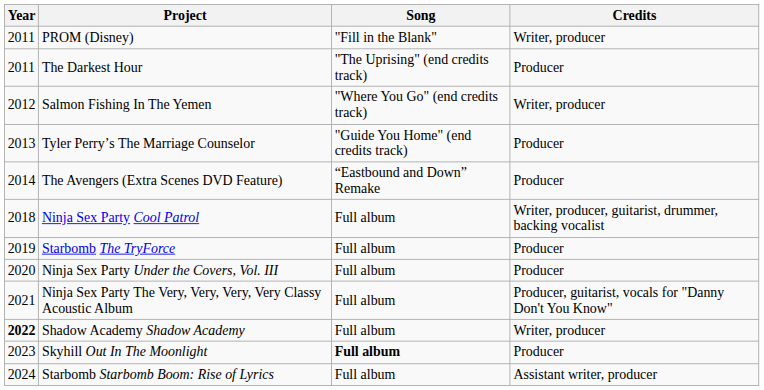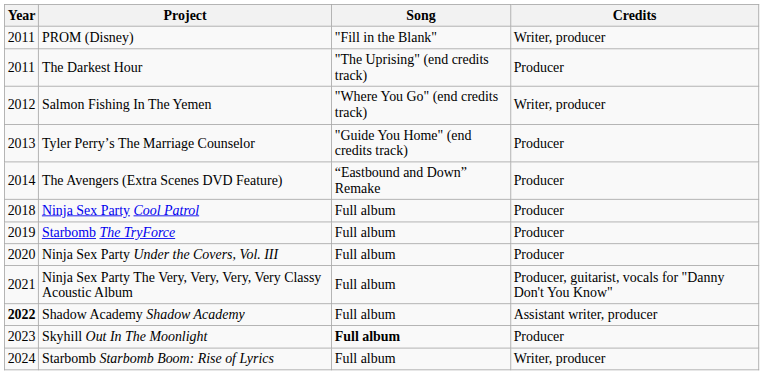(616, 218) Writer, producer, guitarist, drummer, backing vocalist -> (539, 210) Producer
(559, 330) Writer, producer -> (585, 314) Assistant writer, producer
(585, 374) Assistant writer, producer -> (559, 358) Writer, producer
